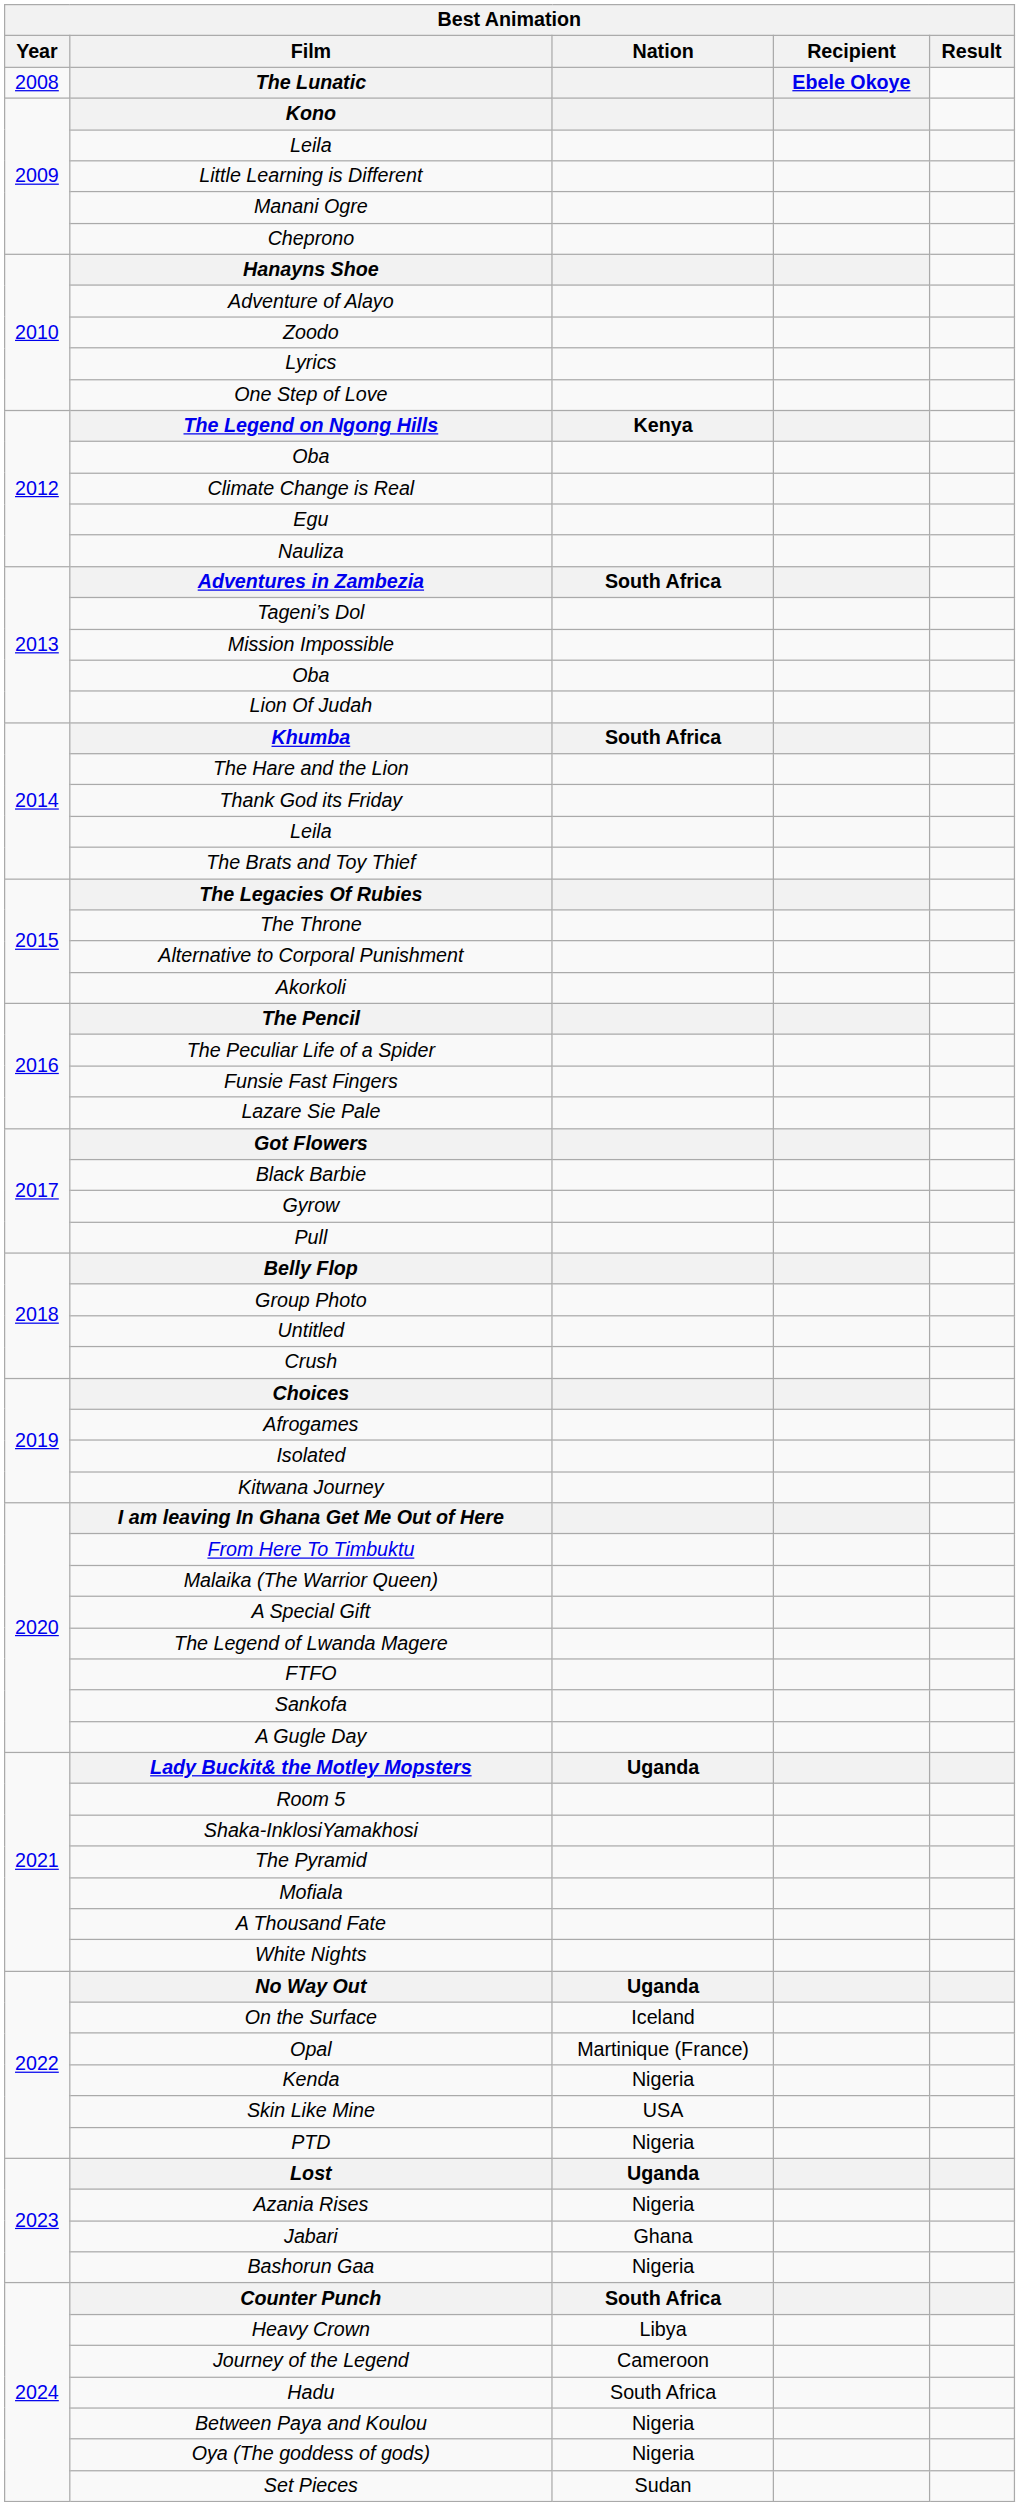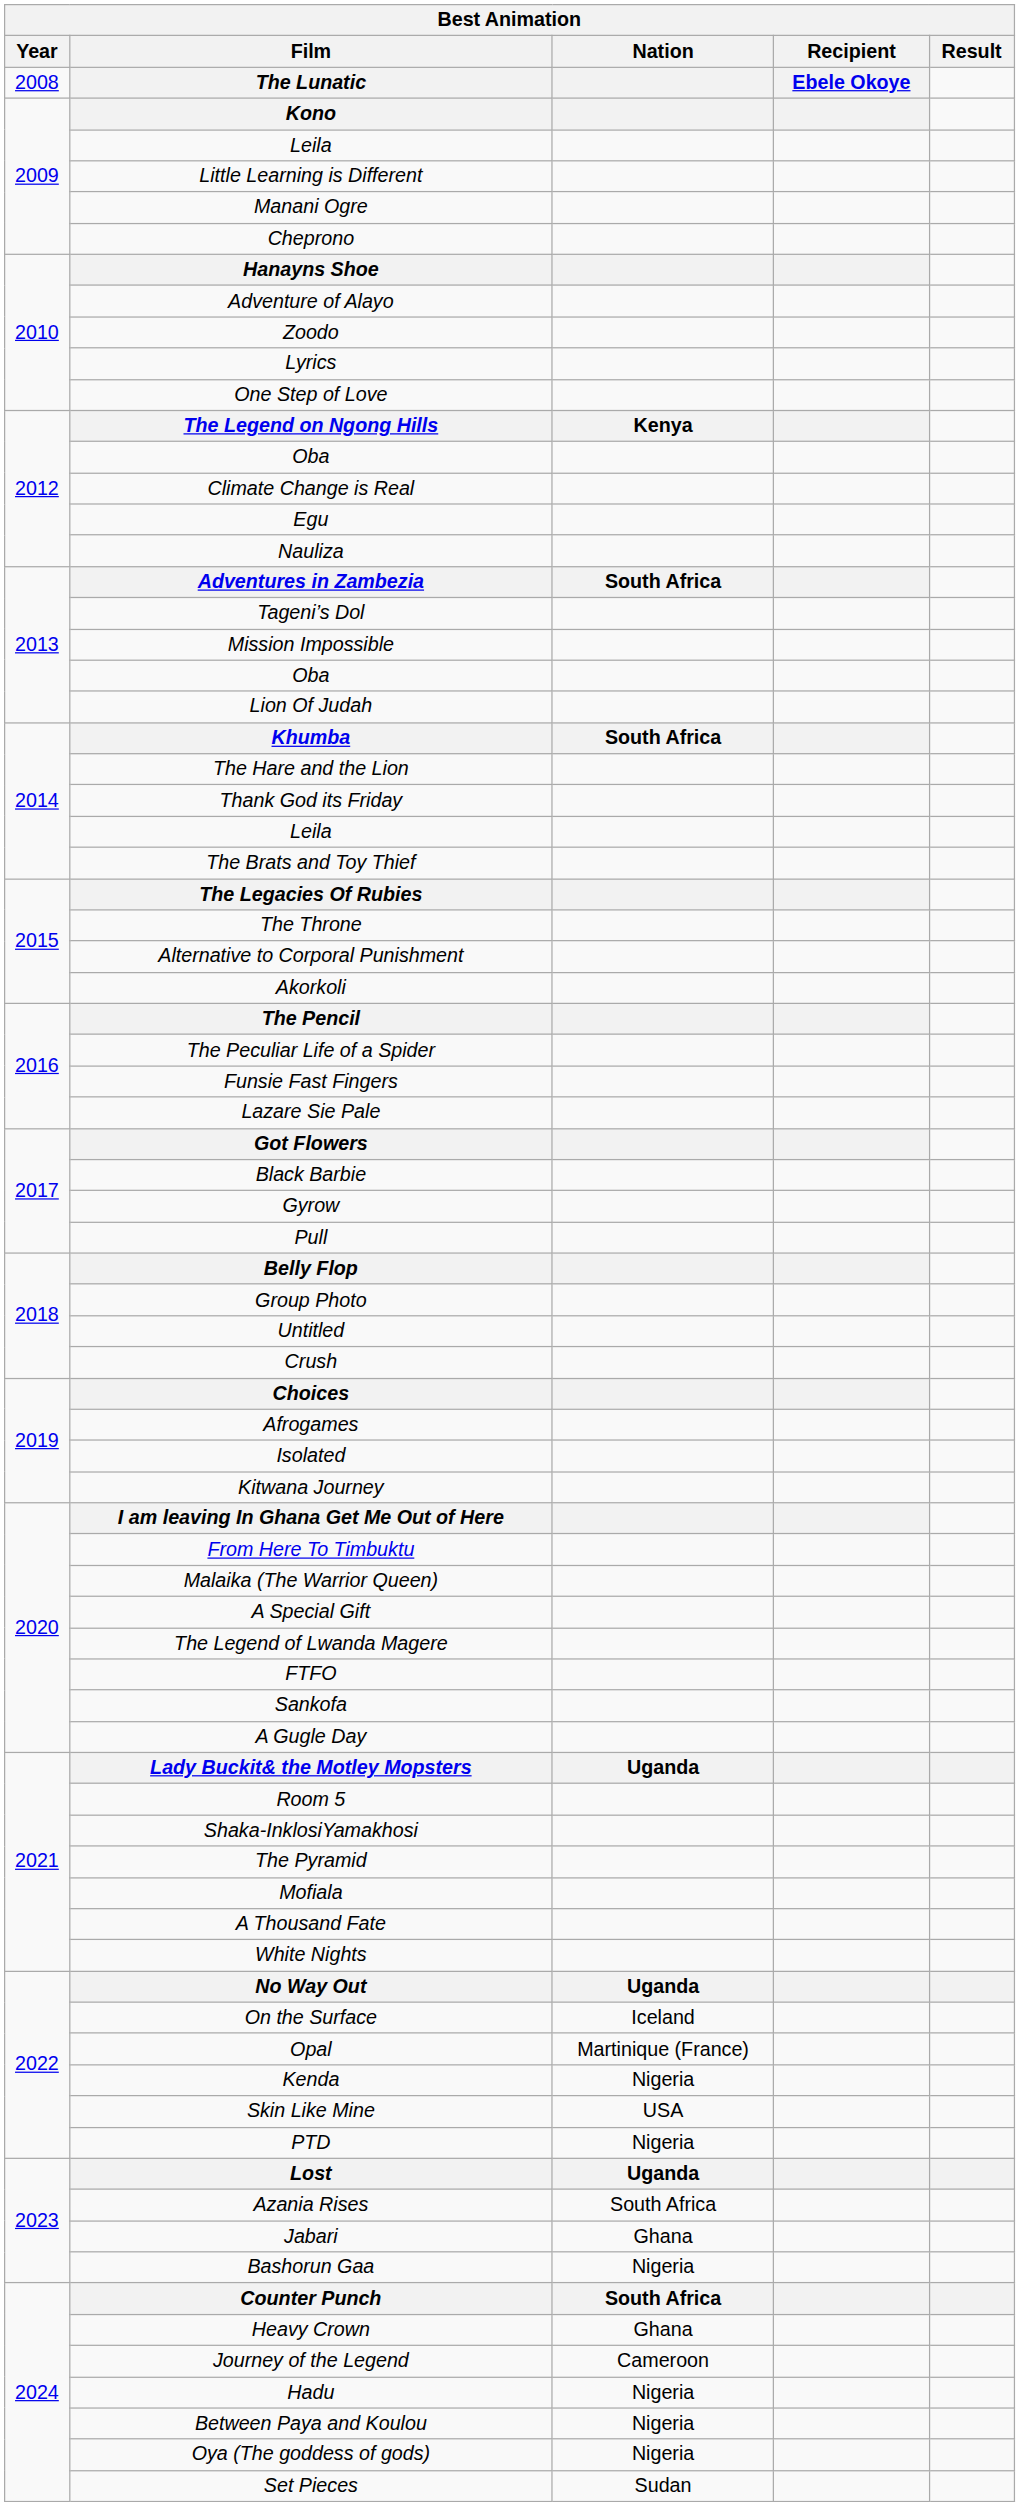(663, 2204) Nigeria -> (663, 2204) South Africa
(663, 2329) Libya -> (663, 2329) Ghana
(663, 2392) South Africa -> (663, 2392) Nigeria
